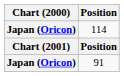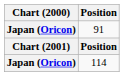rows swapped: (99, 63) <-> (99, 29)
